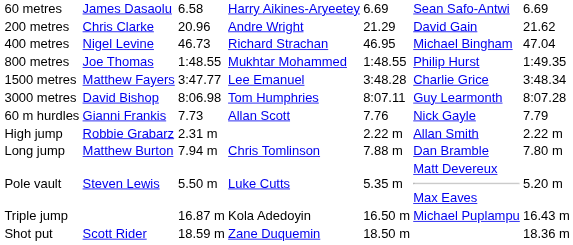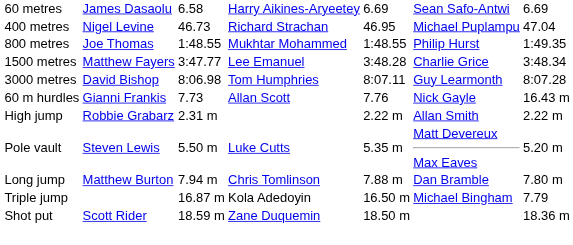- row: (37, 26)
(463, 44) Michael Bingham -> (467, 26) Michael Puplampu
(536, 115) 7.79 -> (546, 97) 16.43 m
rows swapped: (33, 183) <-> (35, 151)
(467, 216) Michael Puplampu -> (463, 198) Michael Bingham
(546, 216) 16.43 m -> (536, 198) 7.79
